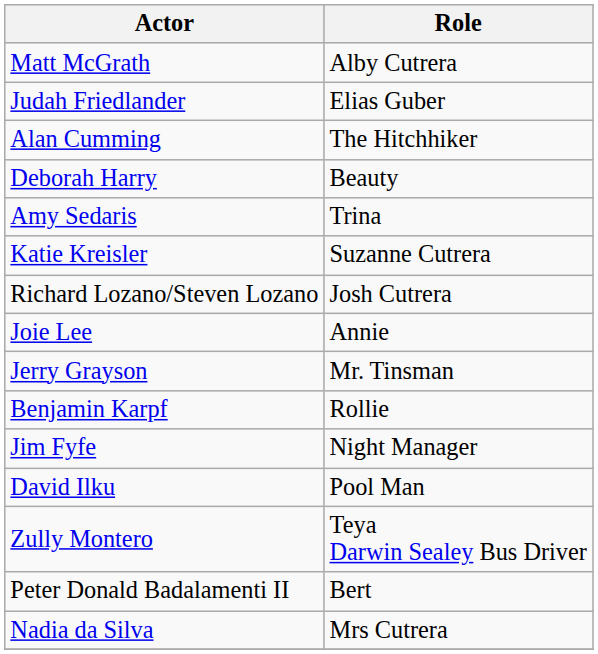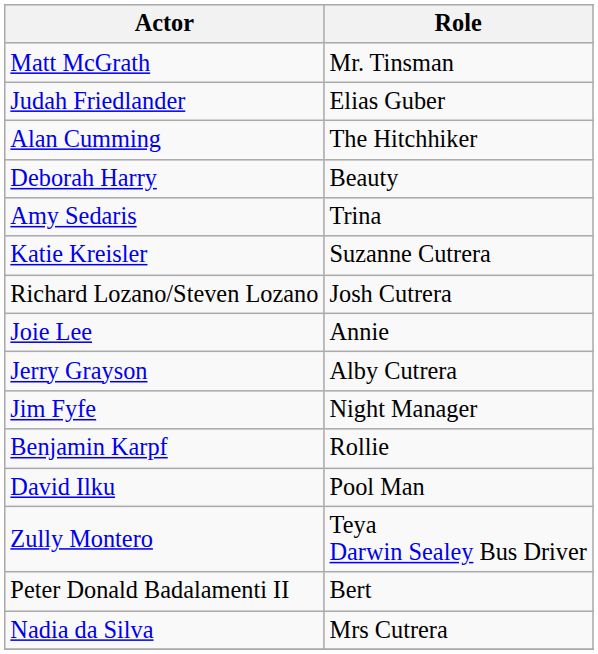(393, 62) Alby Cutrera -> (392, 62) Mr. Tinsman
(392, 370) Mr. Tinsman -> (393, 370) Alby Cutrera
rows swapped: (89, 409) <-> (53, 448)
